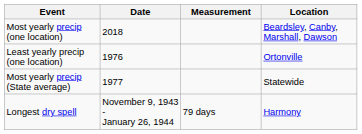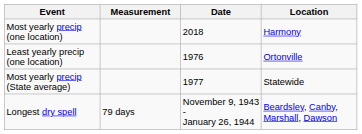columns swapped: (221, 12) <-> (140, 12)
(301, 32) Beardsley, Canby, Marshall, Dawson -> (282, 32) Harmony
(282, 112) Harmony -> (301, 112) Beardsley, Canby, Marshall, Dawson
